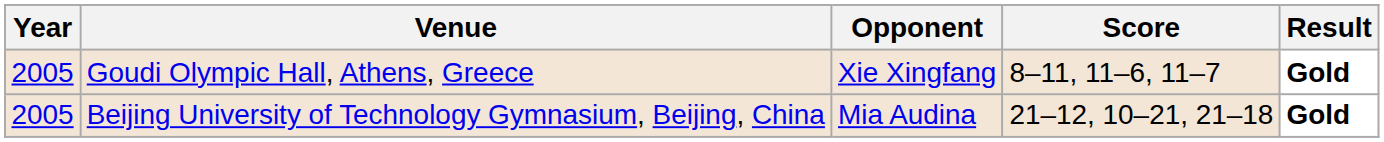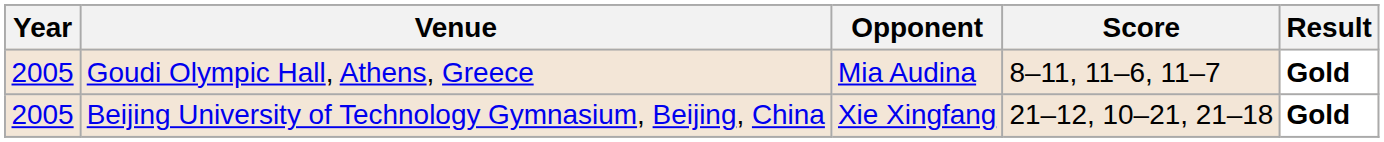(917, 72) Xie Xingfang -> (907, 72) Mia Audina
(907, 116) Mia Audina -> (917, 116) Xie Xingfang
